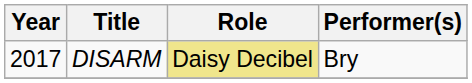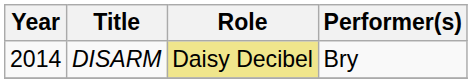(36, 59) 2017 -> (36, 59) 2014
